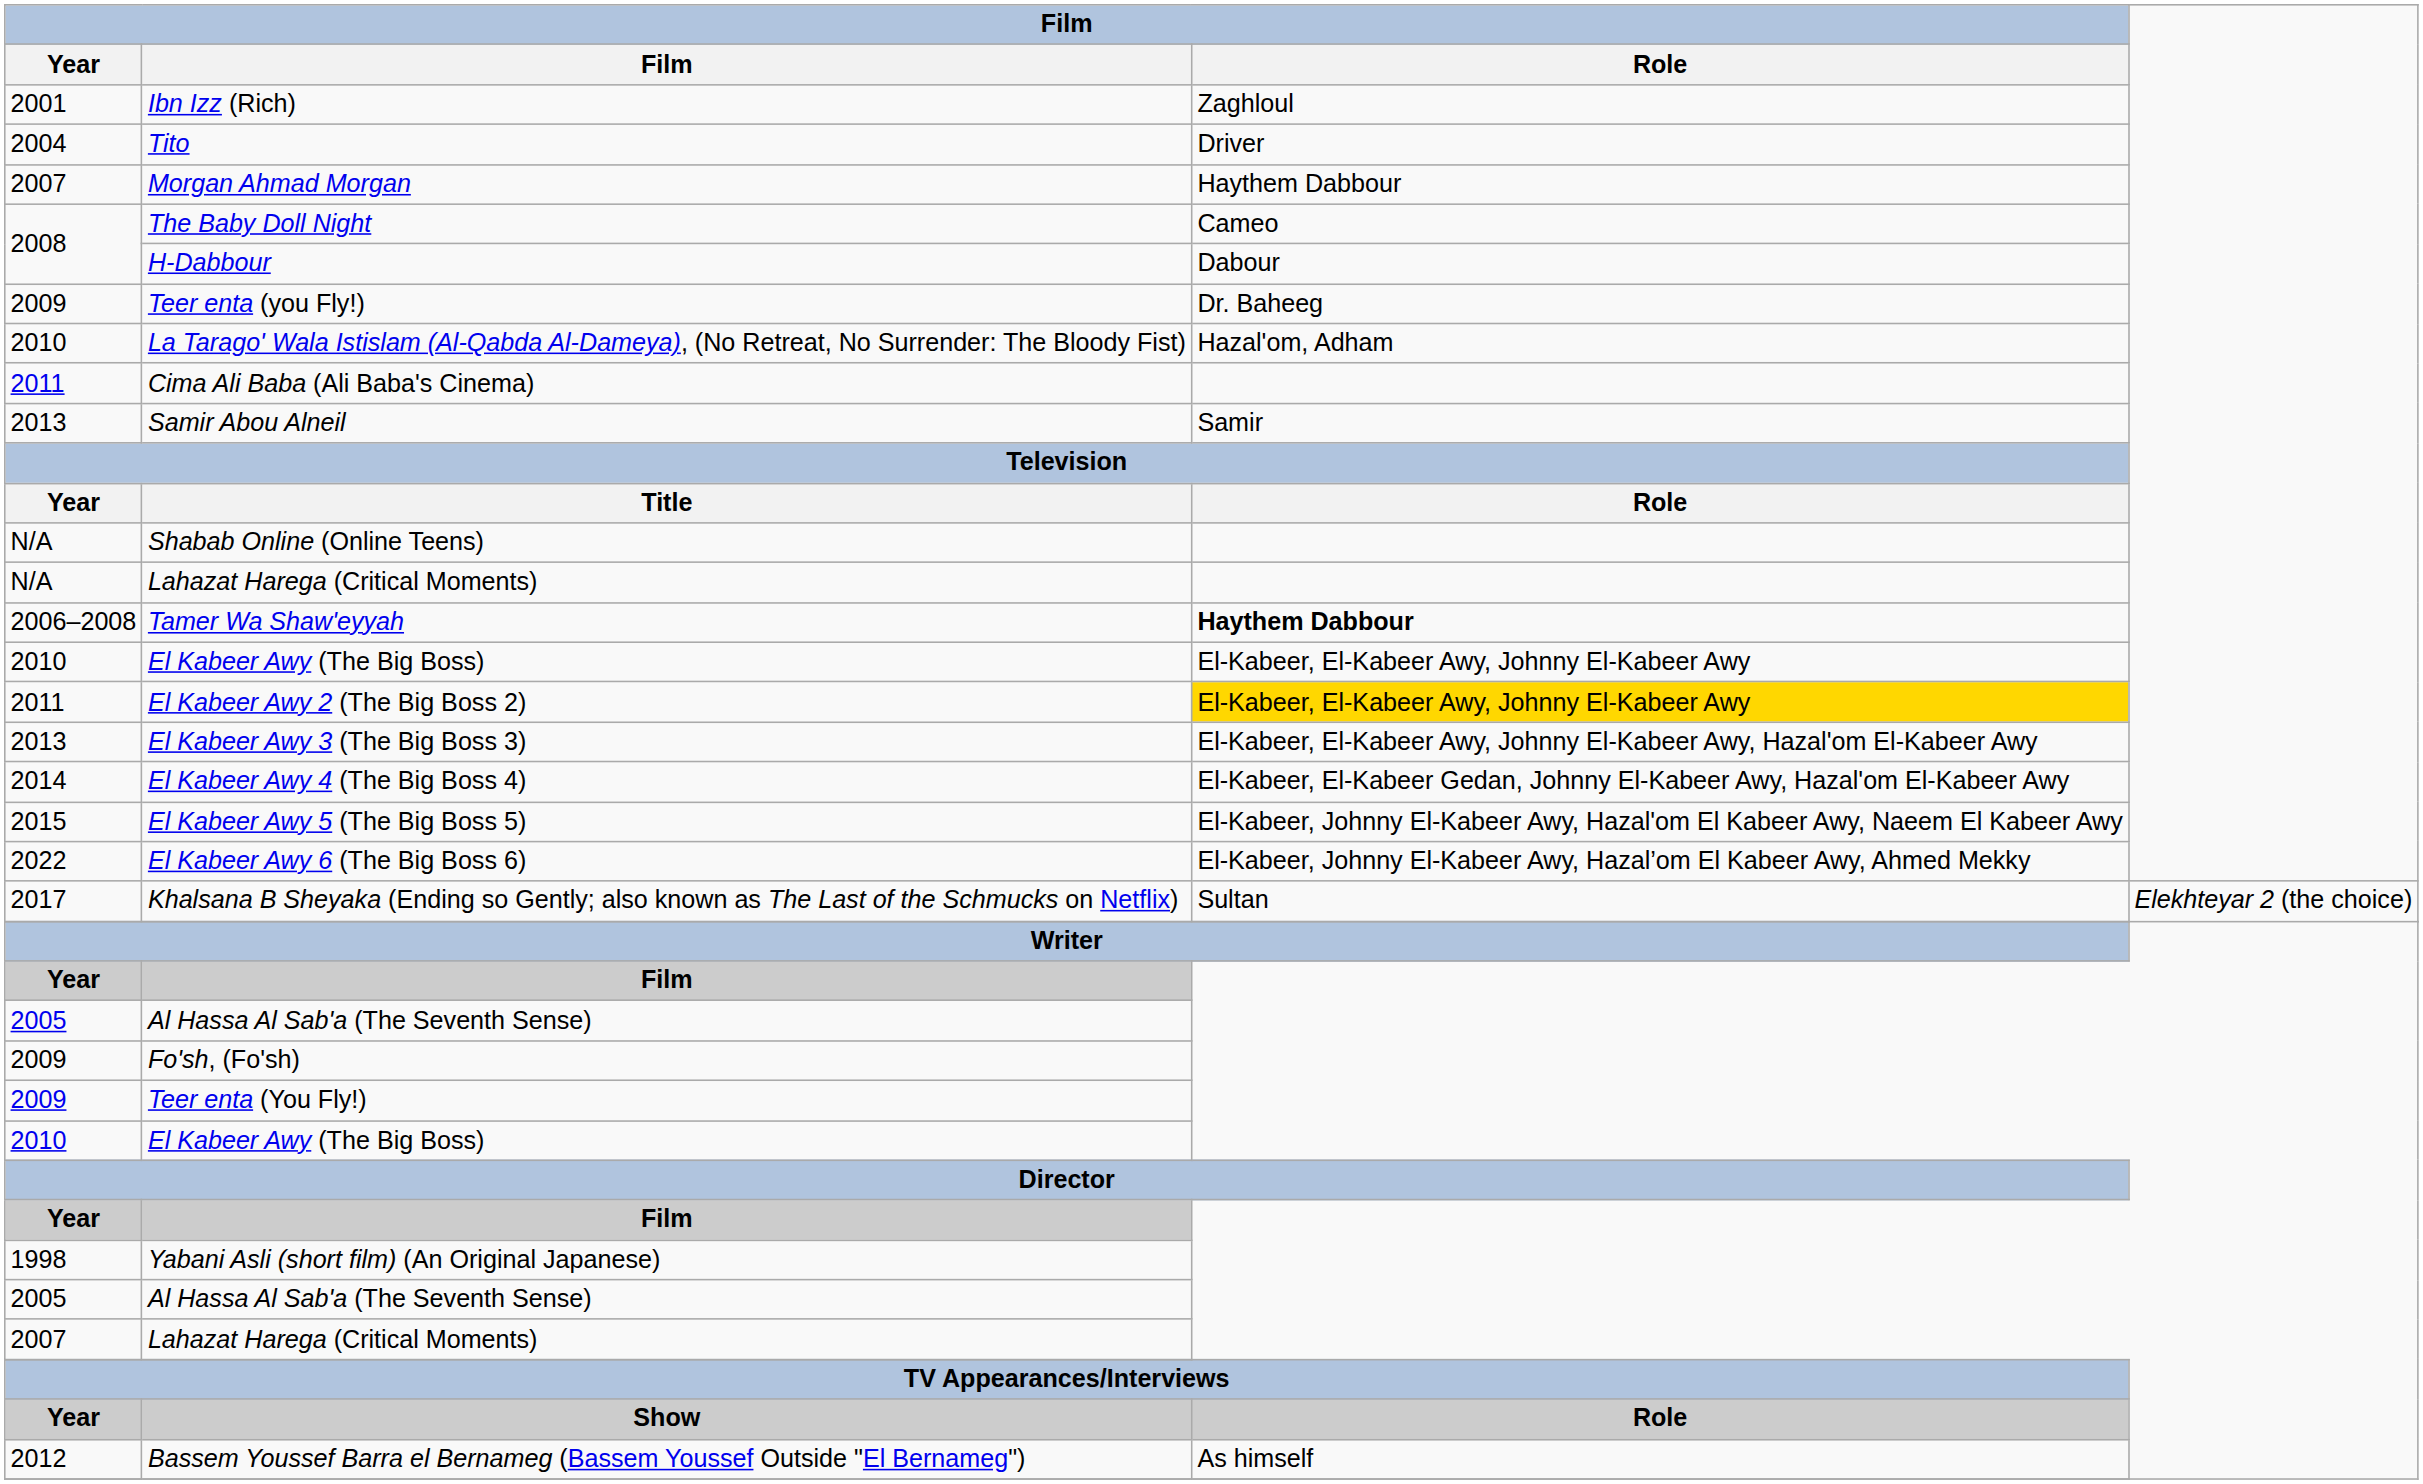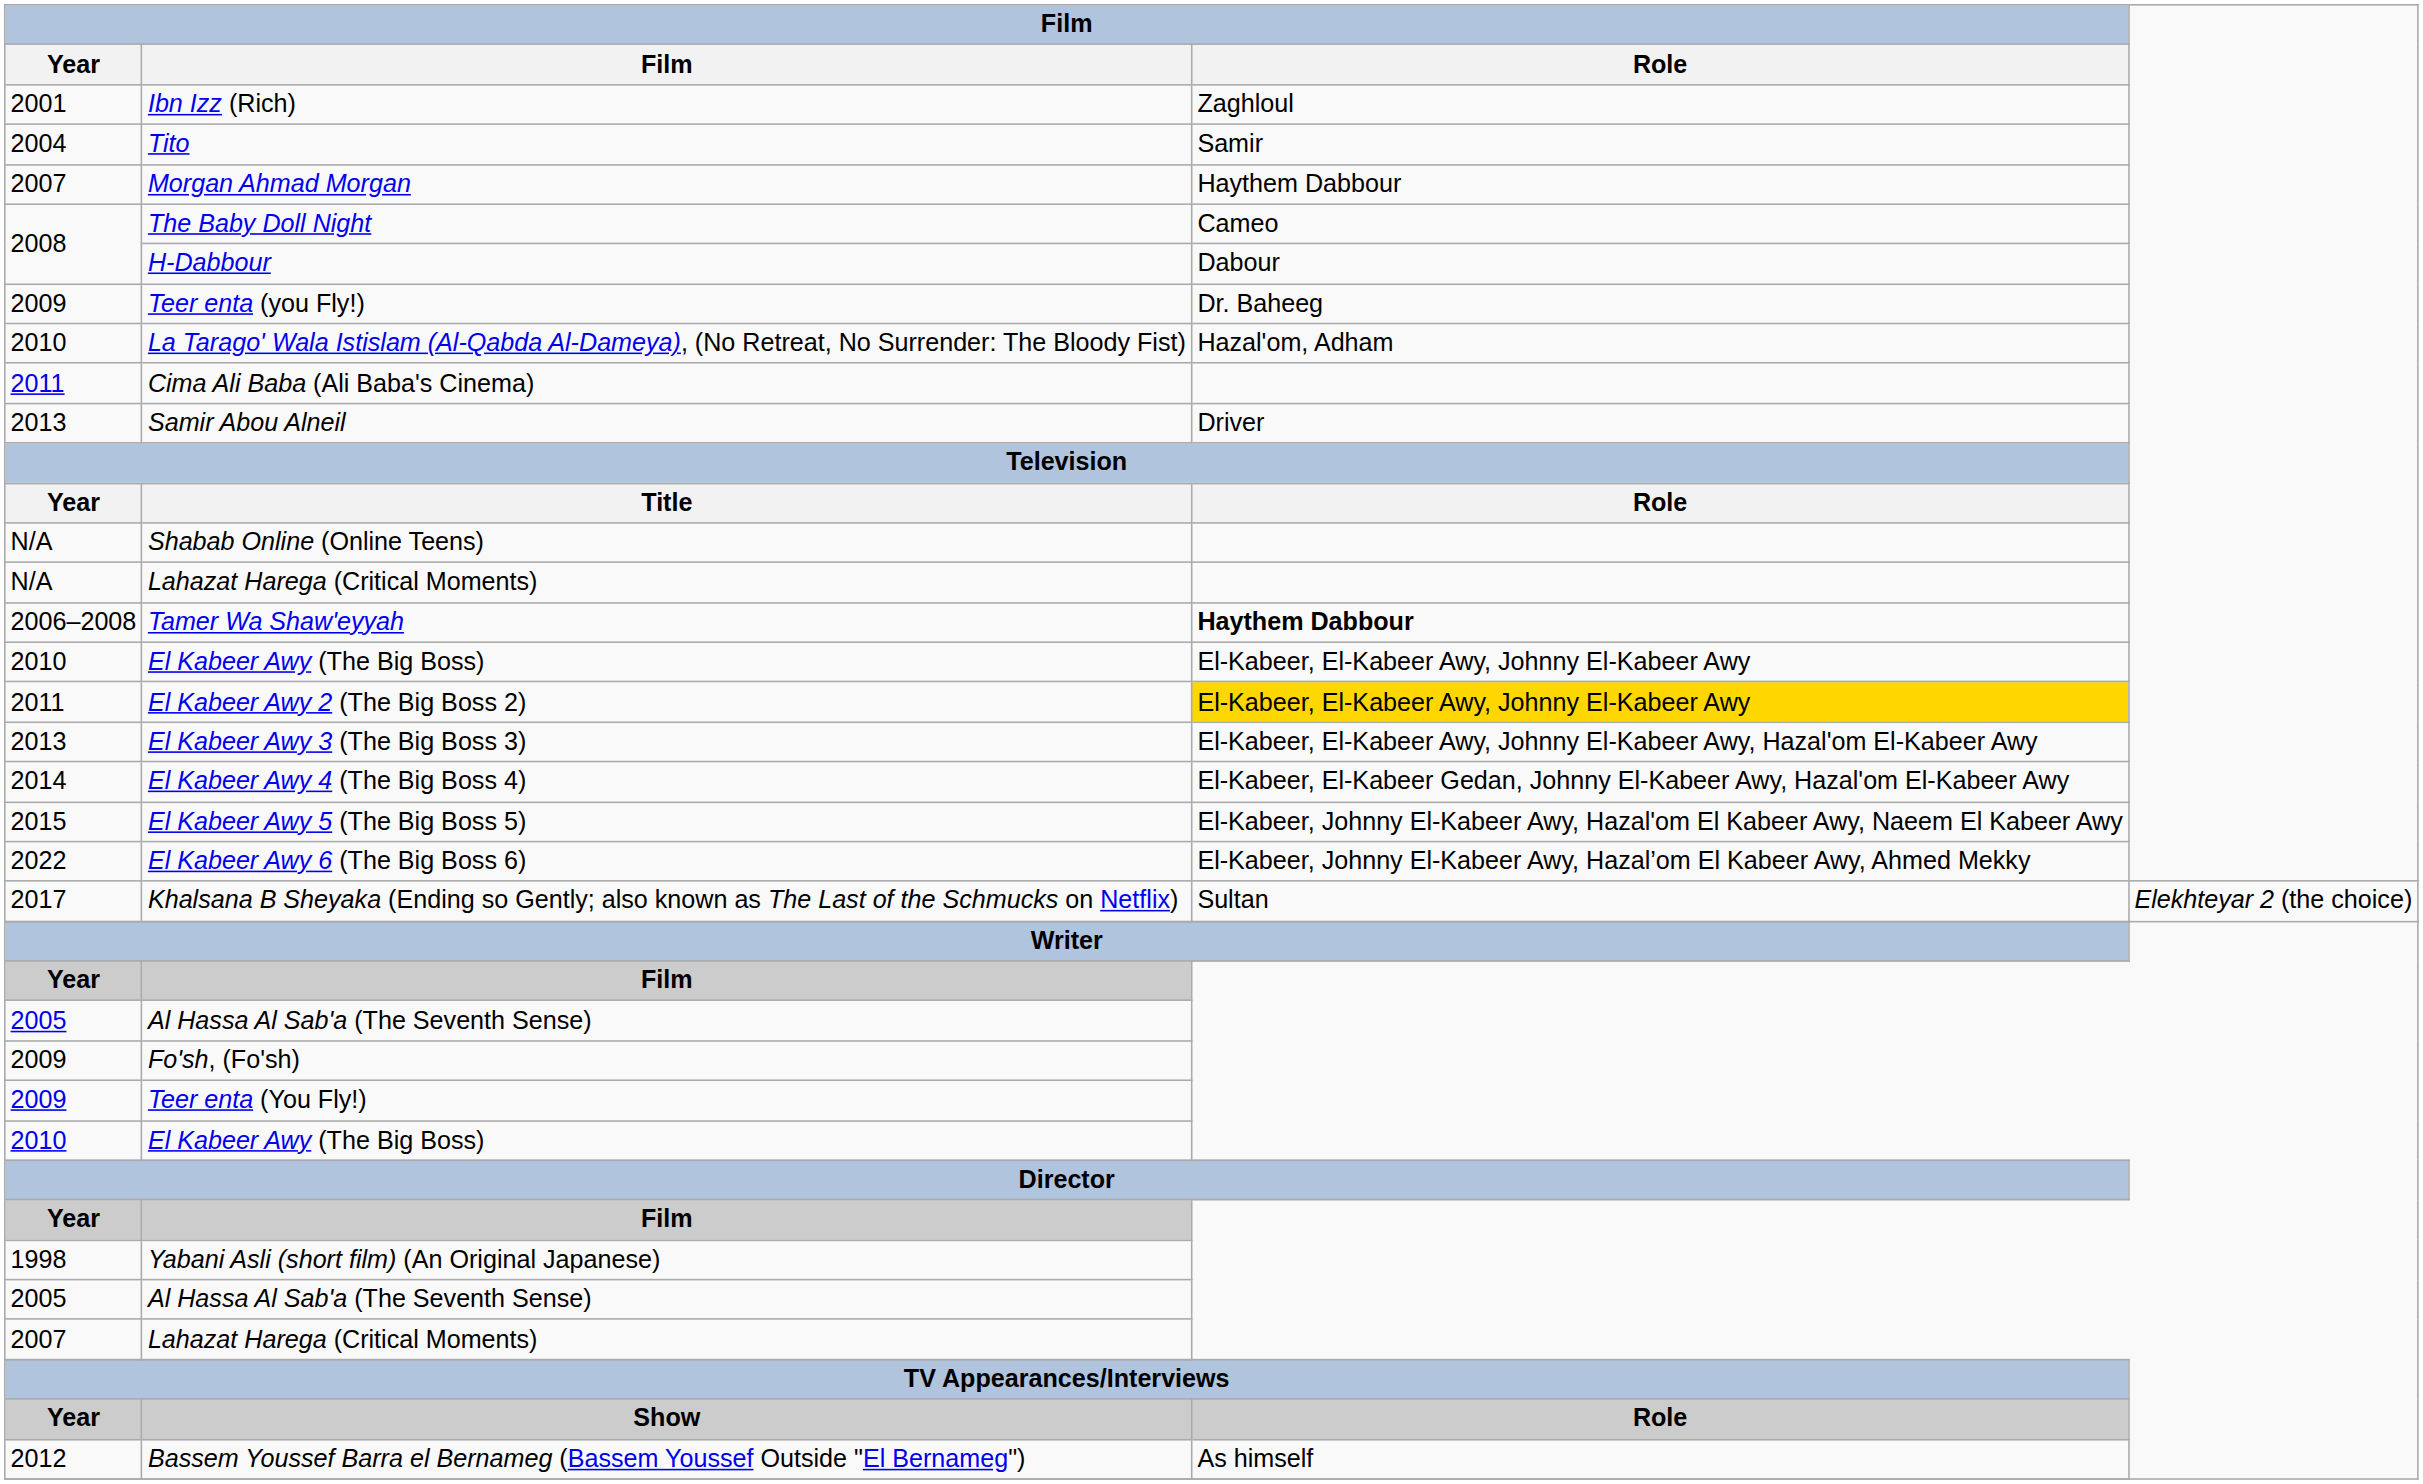(1231, 143) Driver -> (1230, 143) Samir
(1230, 422) Samir -> (1231, 422) Driver
